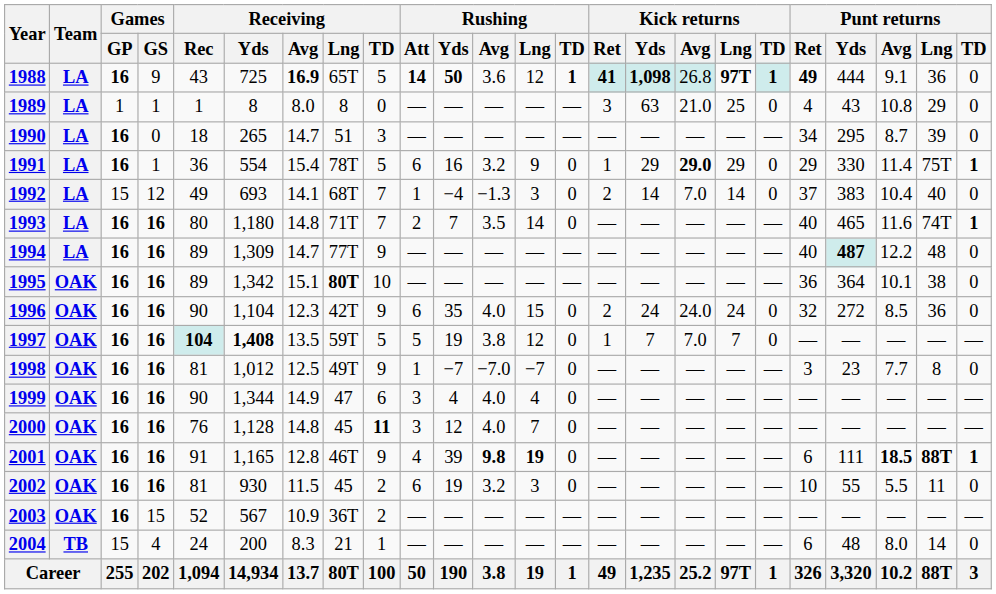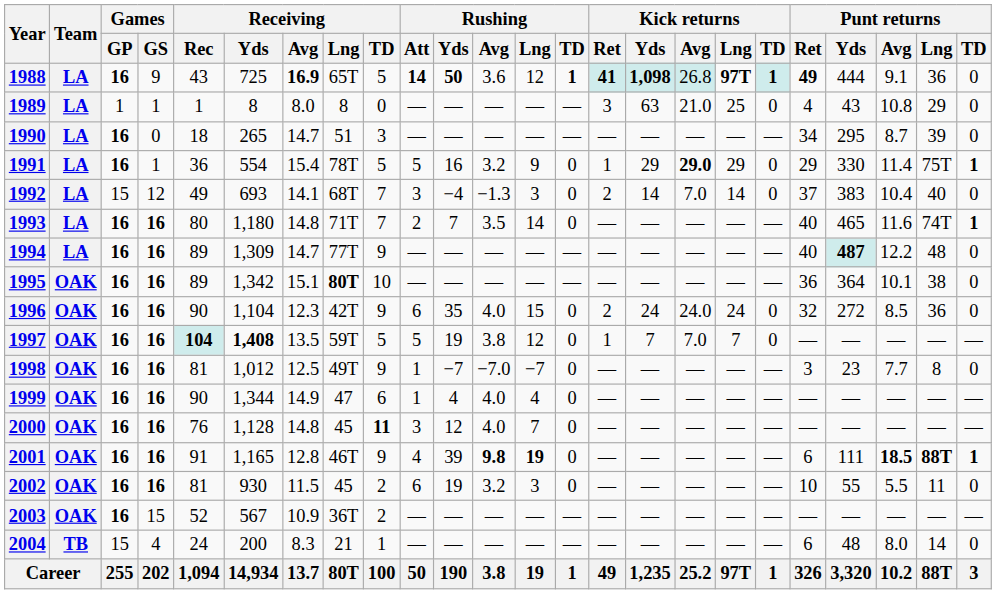(417, 164) 6 -> (417, 164) 5
(417, 194) 1 -> (417, 194) 3
(417, 398) 3 -> (417, 398) 1
